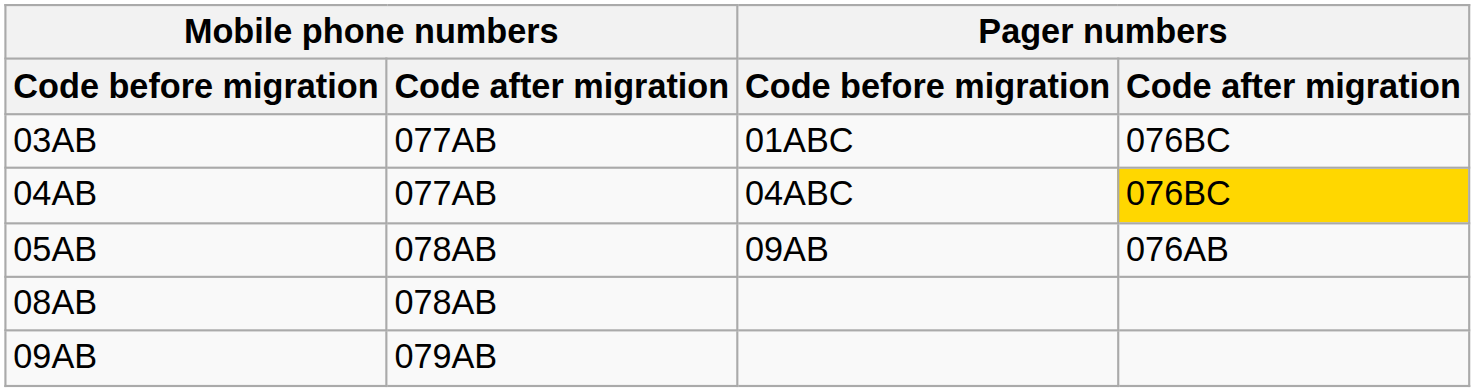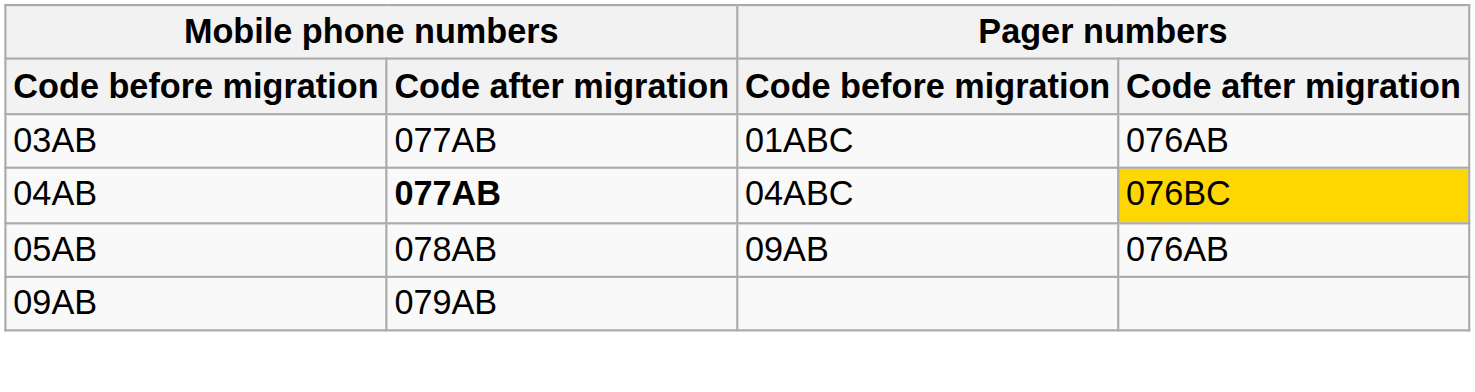(1178, 140) 076BC -> (1177, 140) 076AB
(446, 194) normal -> (448, 194) bold
- row: (55, 303)
